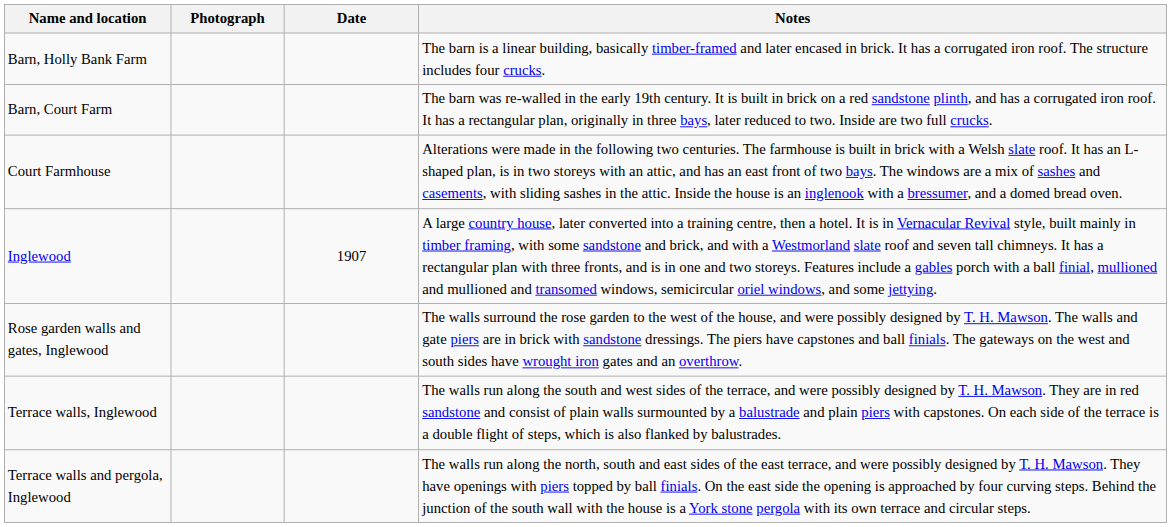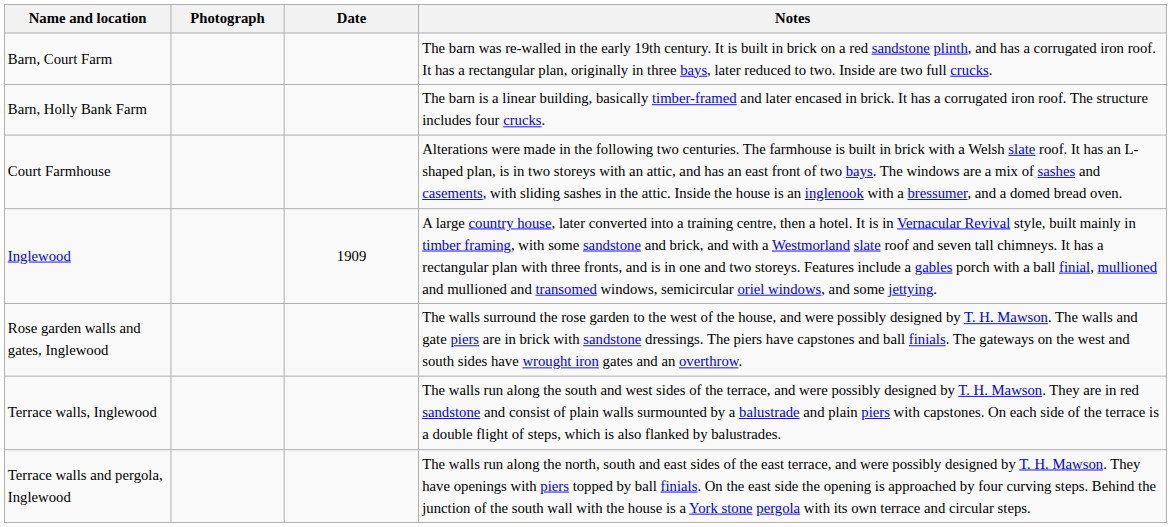rows swapped: (60, 109) <-> (77, 58)
(352, 255) 1907 -> (352, 255) 1909
